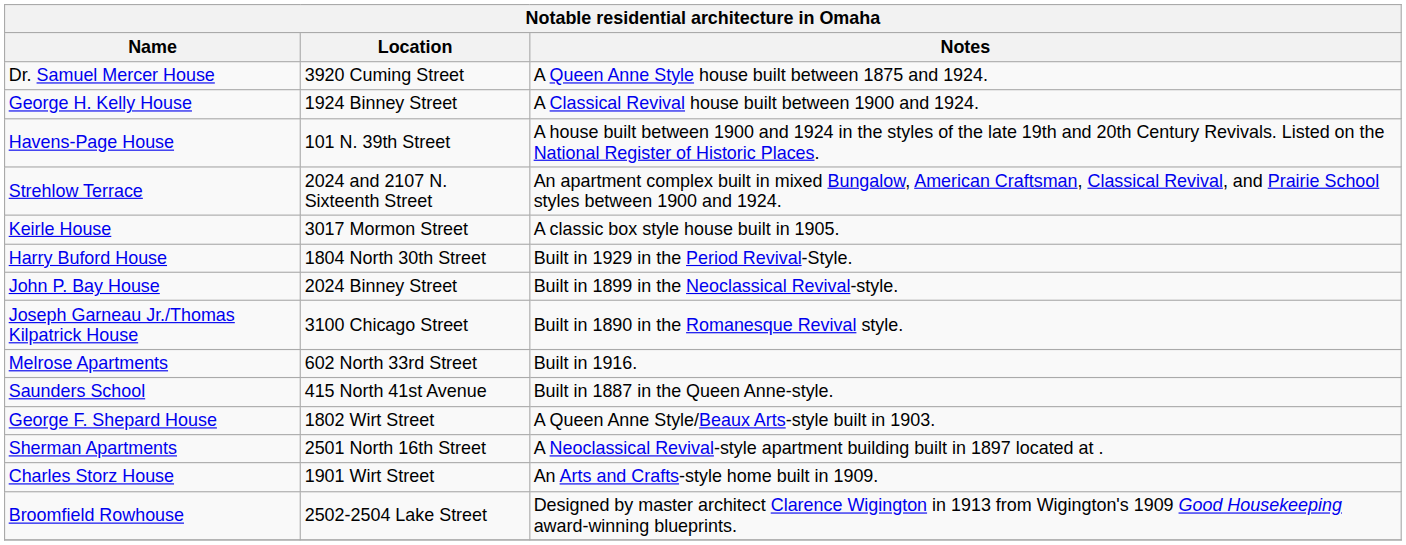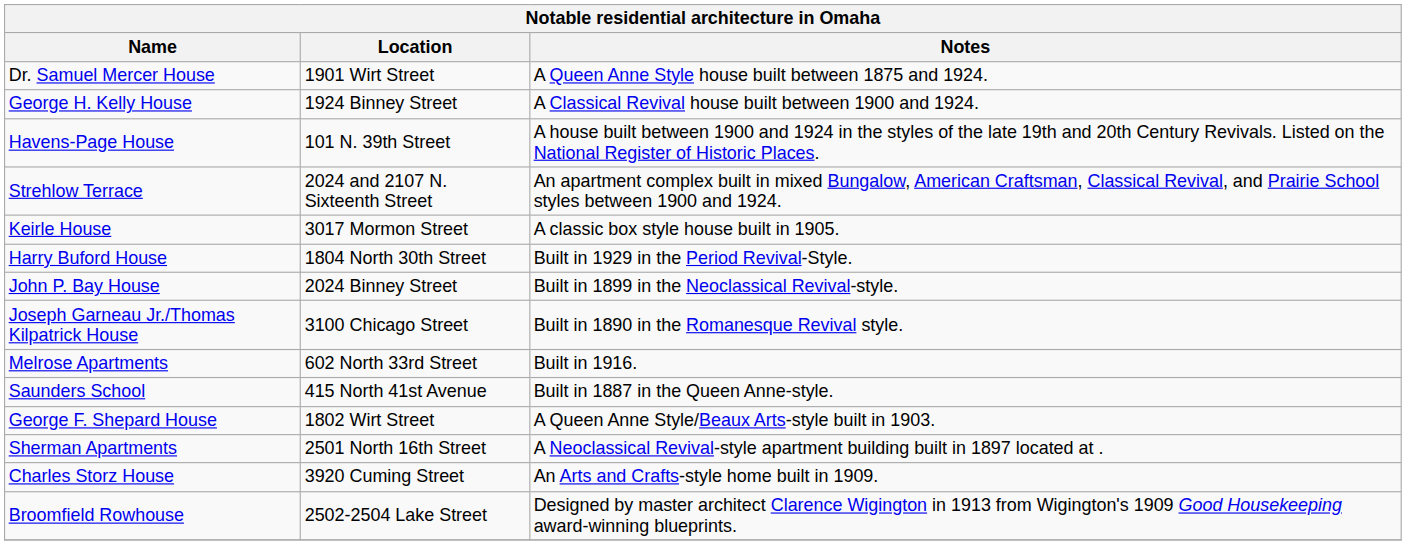(384, 75) 3920 Cuming Street -> (369, 75) 1901 Wirt Street
(369, 477) 1901 Wirt Street -> (384, 477) 3920 Cuming Street
